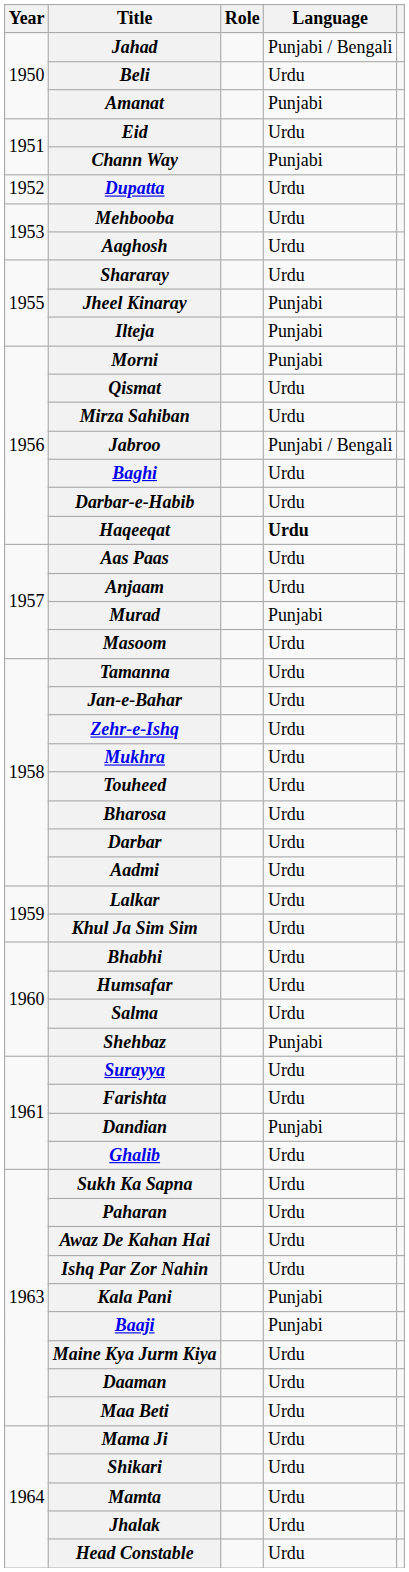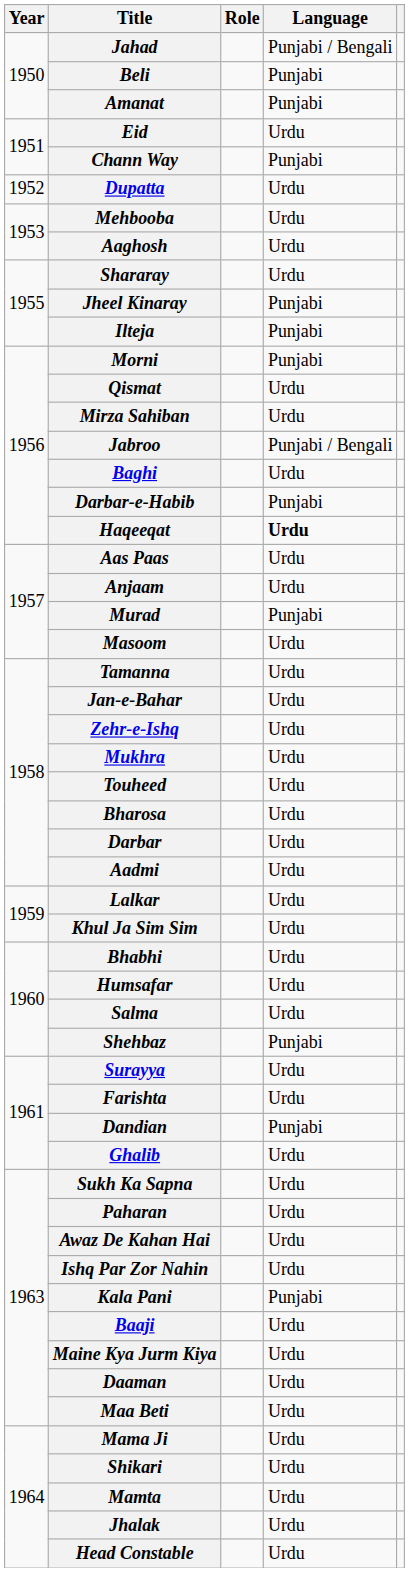(286, 75) Urdu -> (295, 75) Punjabi
(286, 501) Urdu -> (295, 501) Punjabi
(295, 1326) Punjabi -> (286, 1326) Urdu
